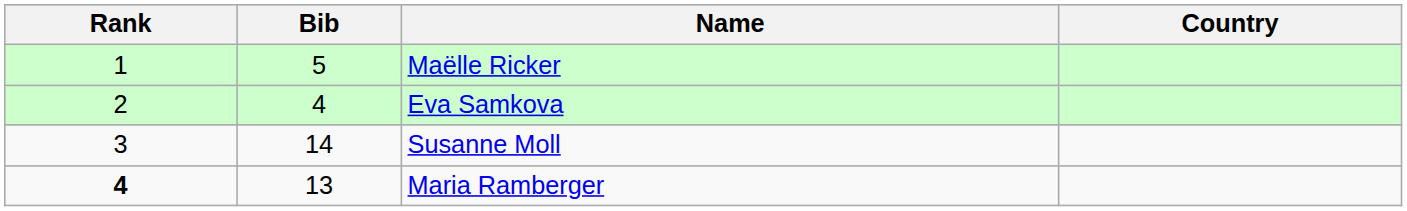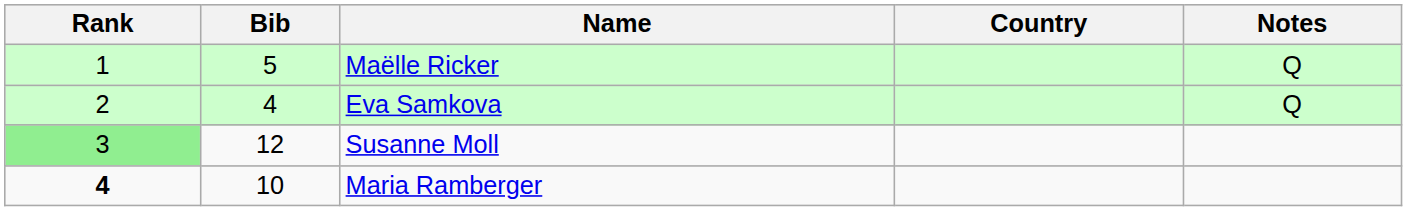+ column: (1292, 24)
(121, 144) no background -> (103, 144) lightgreen background
(319, 144) 14 -> (270, 144) 12
(319, 184) 13 -> (270, 184) 10
